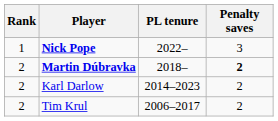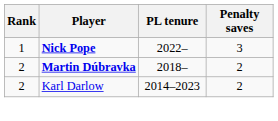(240, 67) bold -> (240, 67) normal
- row: (65, 106)
